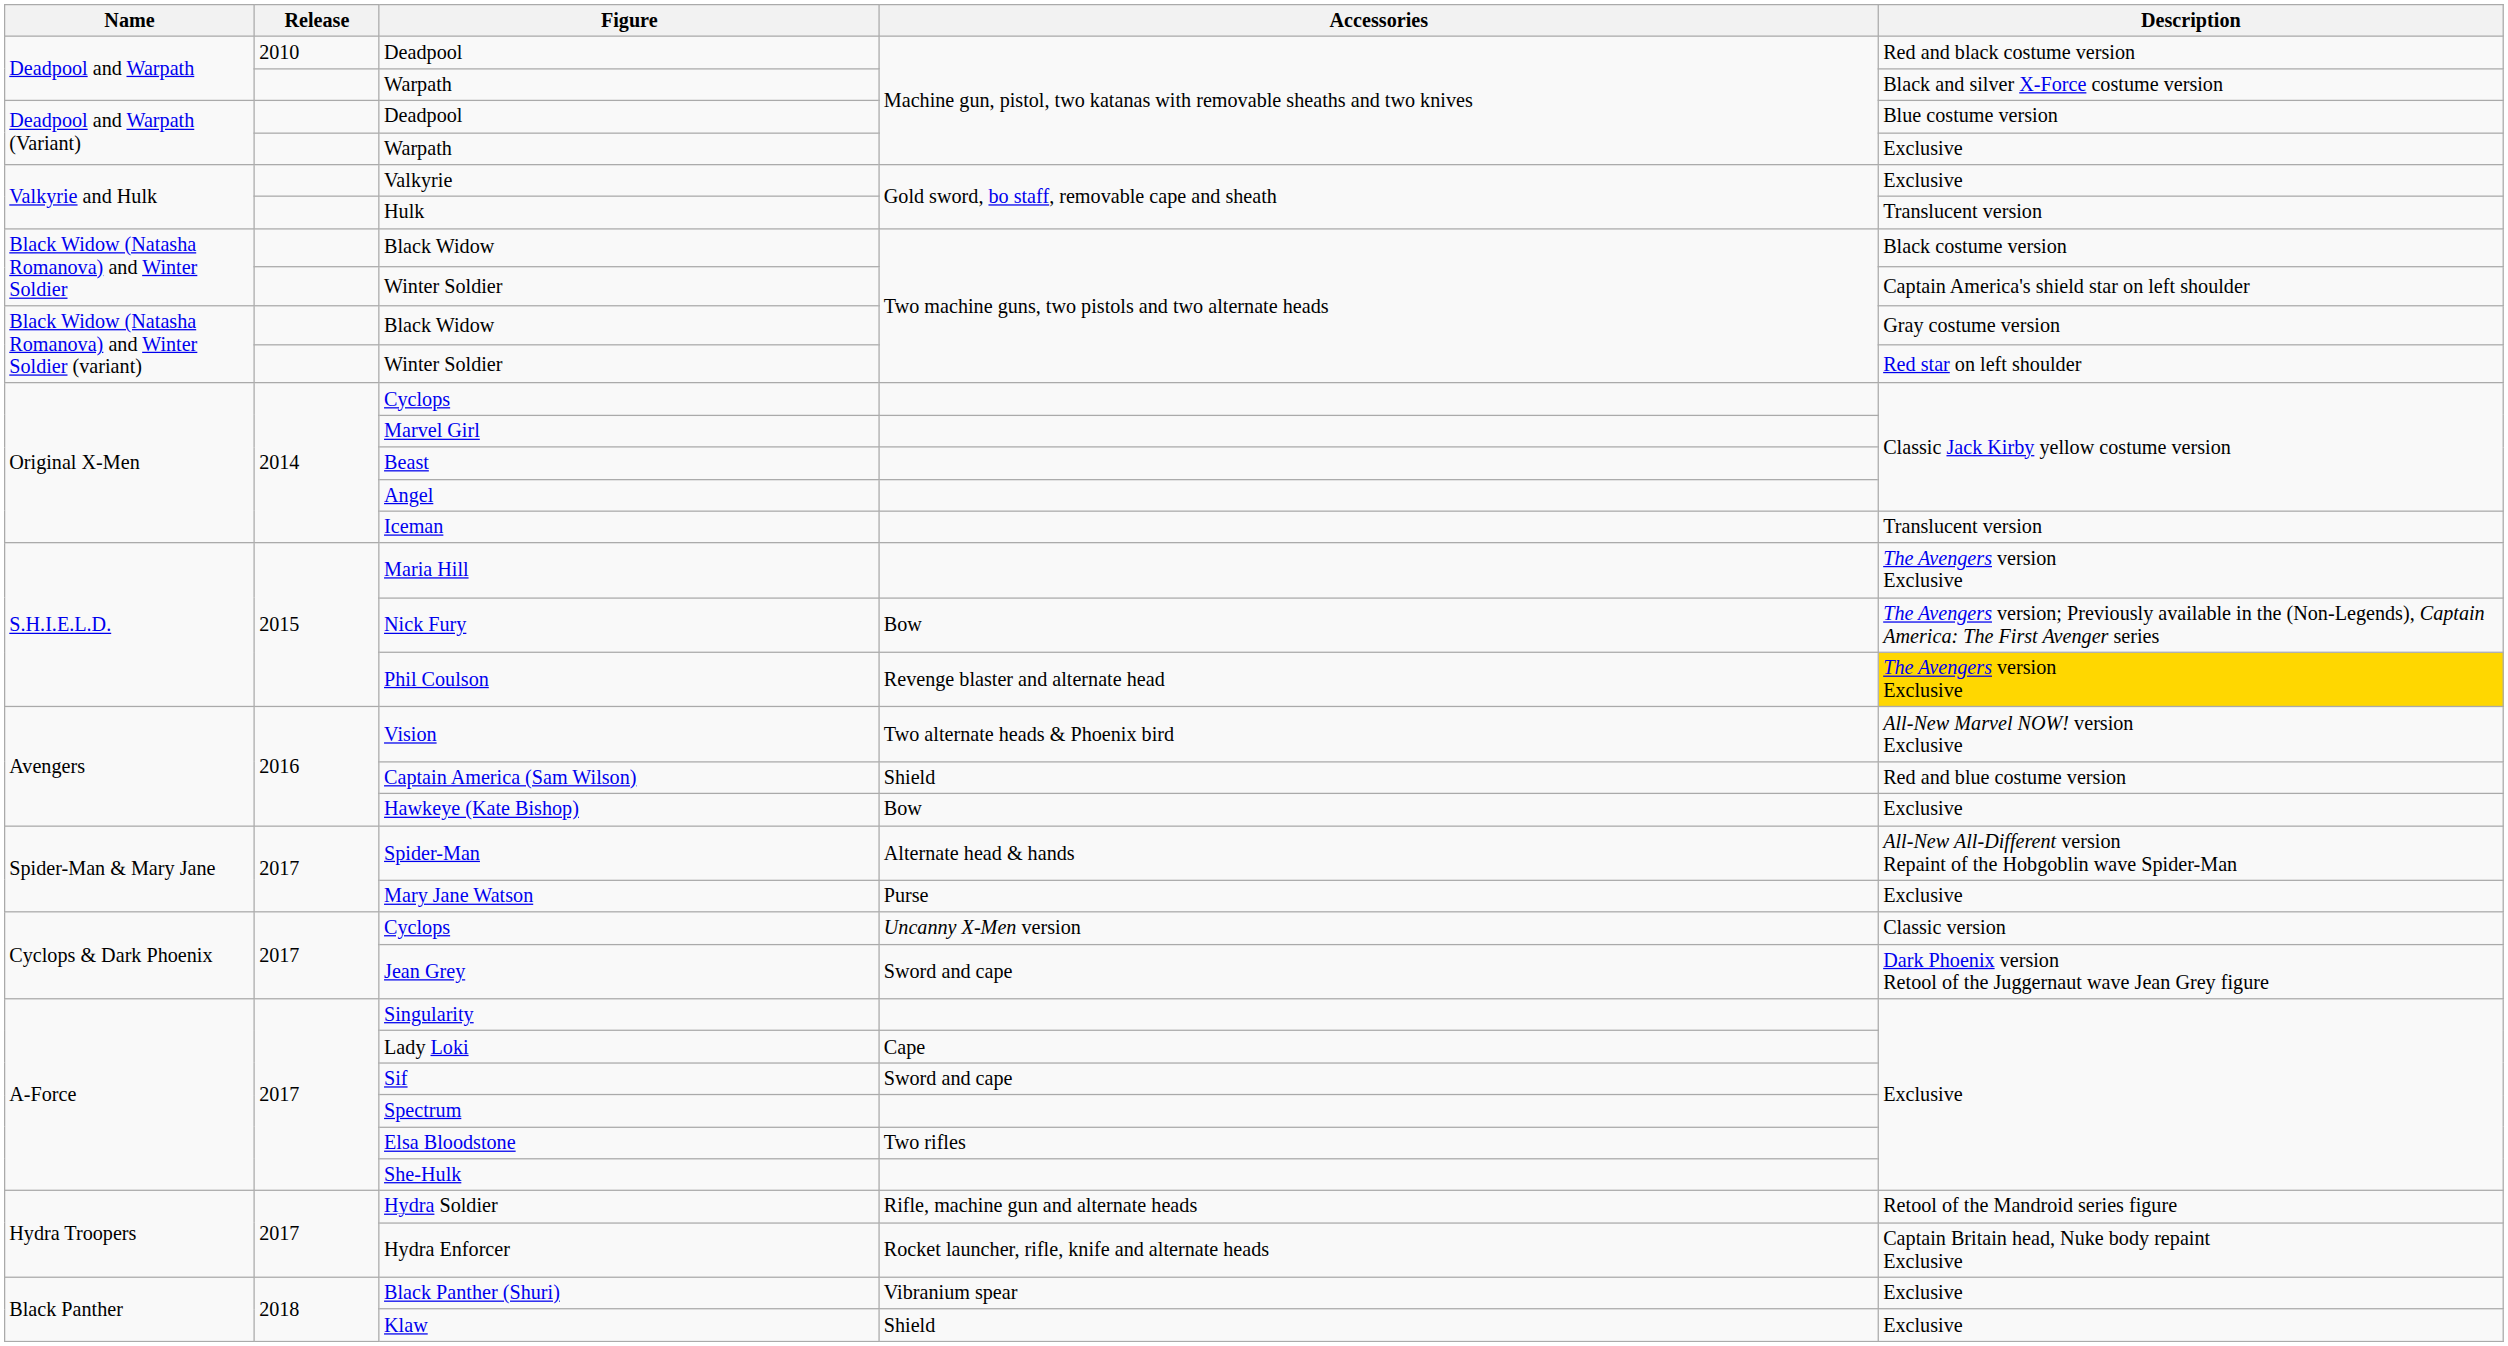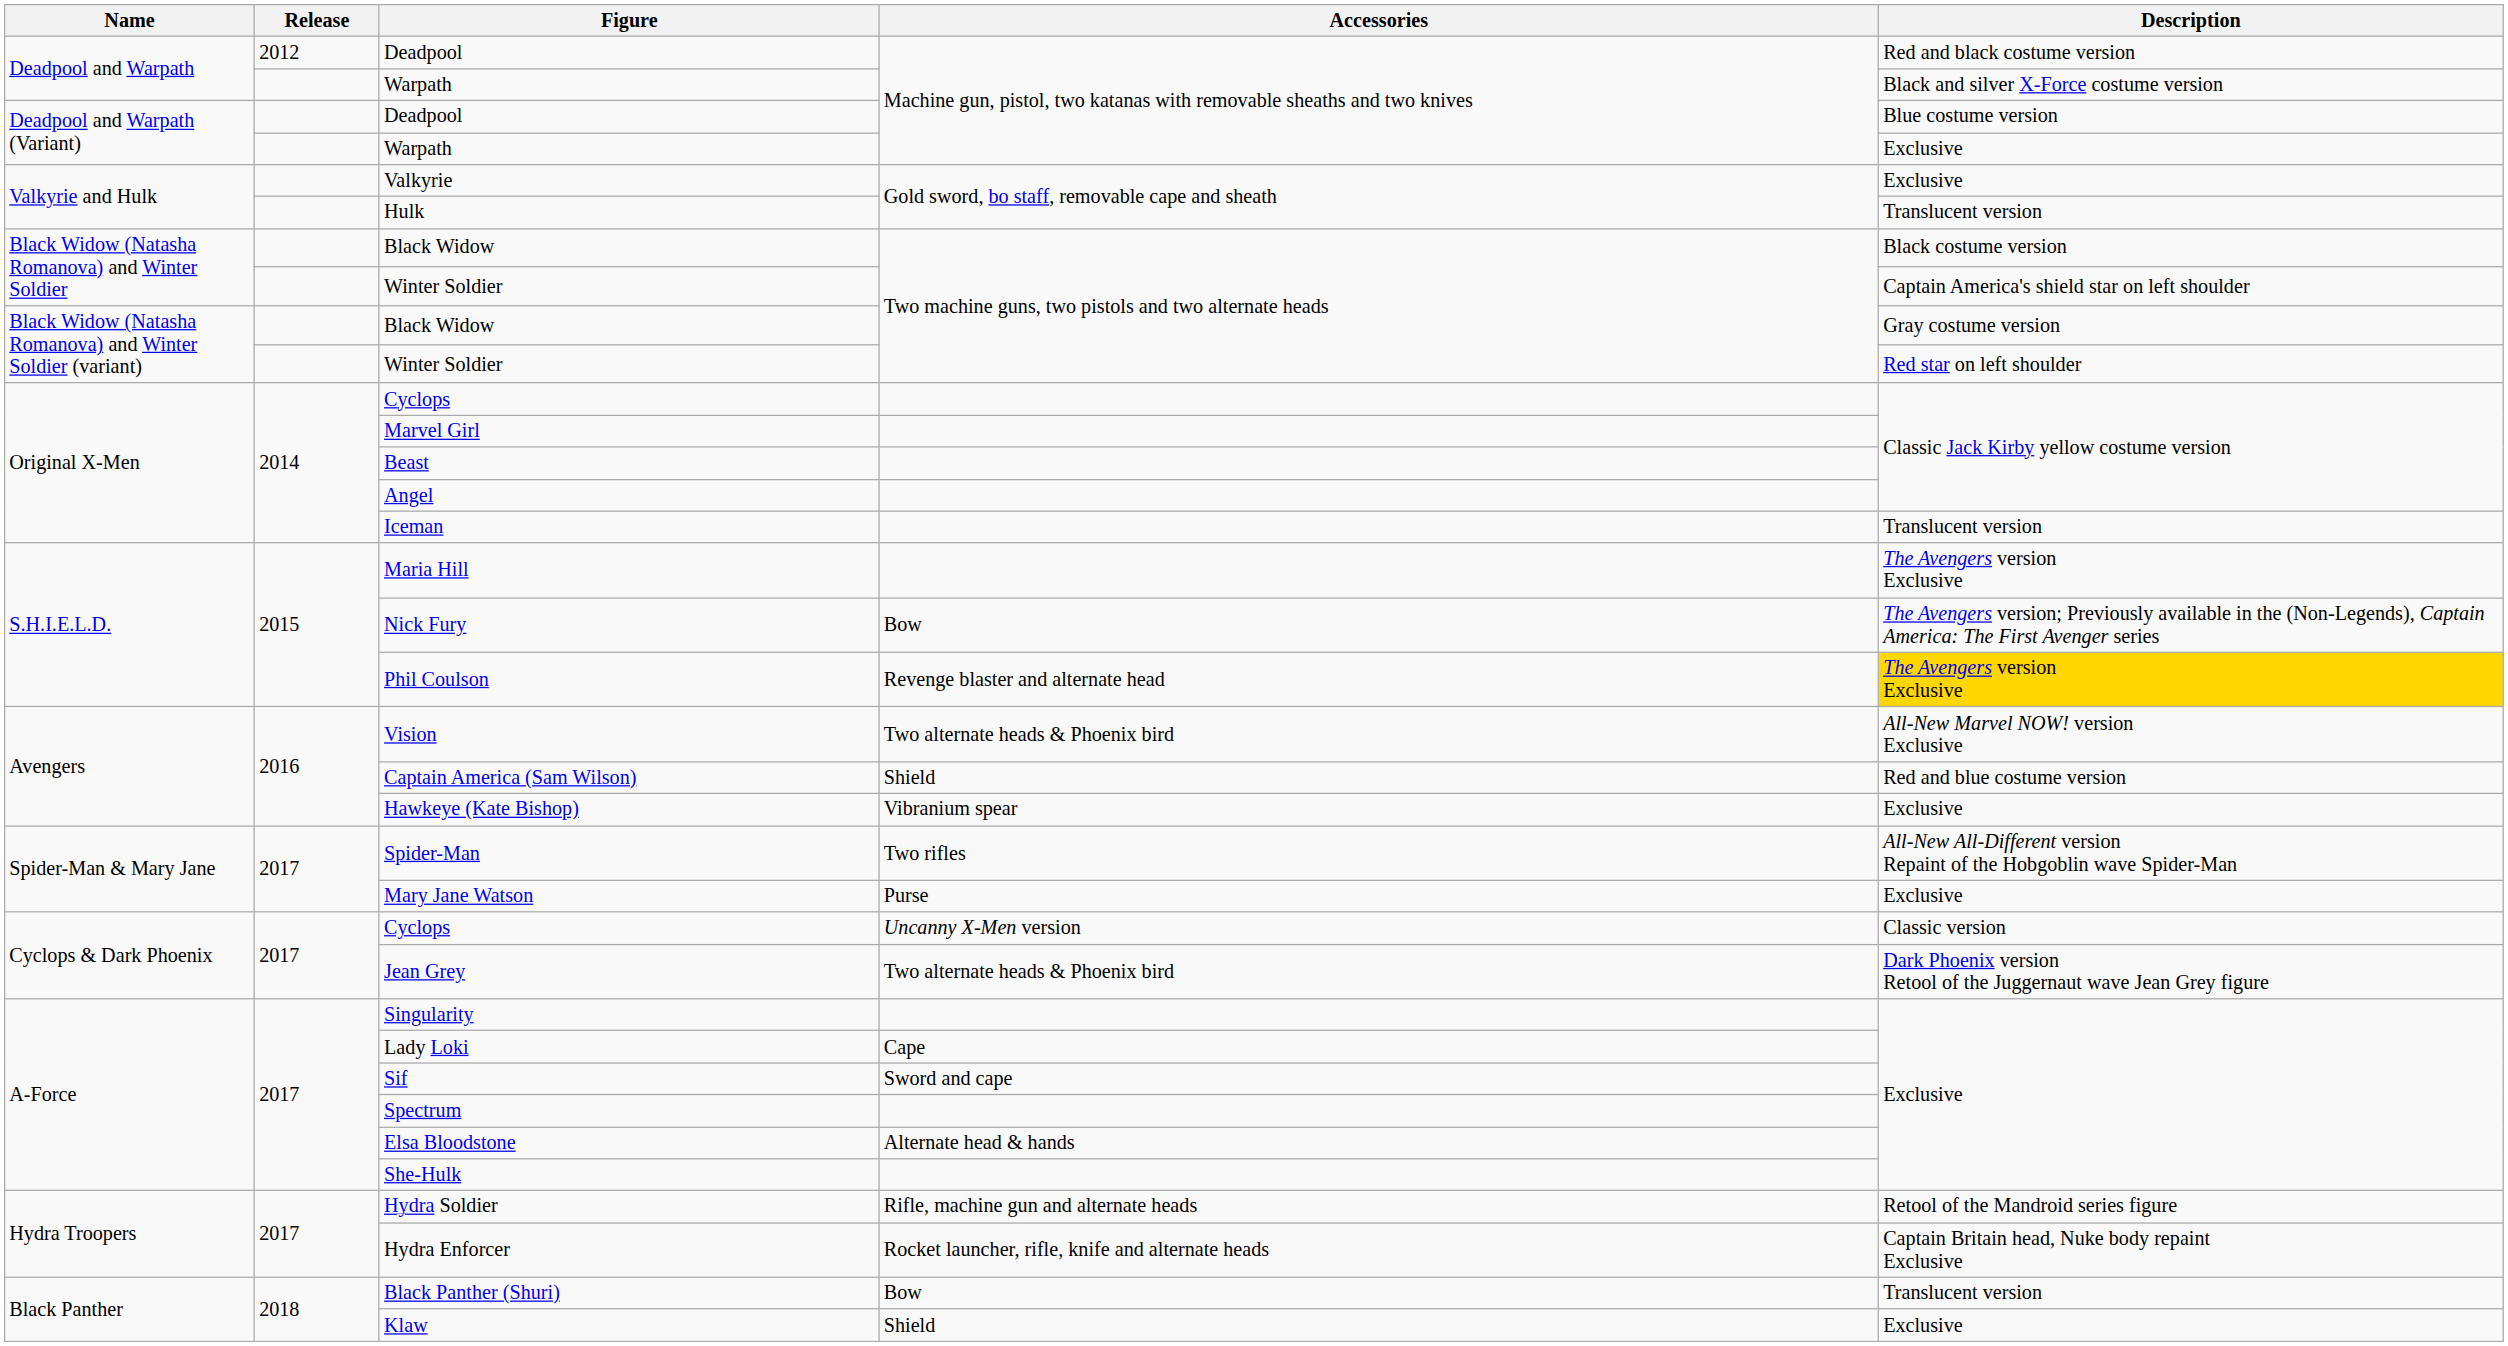(279, 52) 2010 -> (279, 52) 2012
(903, 809) Bow -> (951, 809) Vibranium spear
(979, 852) Alternate head & hands -> (925, 852) Two rifles
(948, 971) Sword and cape -> (1029, 971) Two alternate heads & Phoenix bird
(925, 1142) Two rifles -> (979, 1142) Alternate head & hands
(951, 1293) Vibranium spear -> (903, 1293) Bow
(1923, 1293) Exclusive -> (1963, 1293) Translucent version
